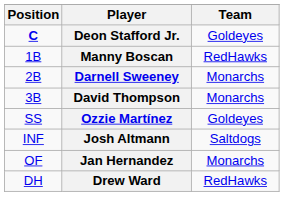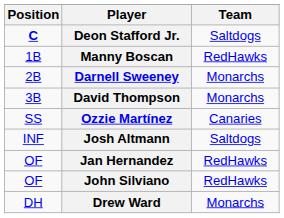(235, 35) Goldeyes -> (235, 35) Saltdogs
(235, 118) Goldeyes -> (235, 118) Canaries
(235, 160) Monarchs -> (235, 160) RedHawks
+ row: (127, 181)
(235, 181) RedHawks -> (235, 202) Monarchs
